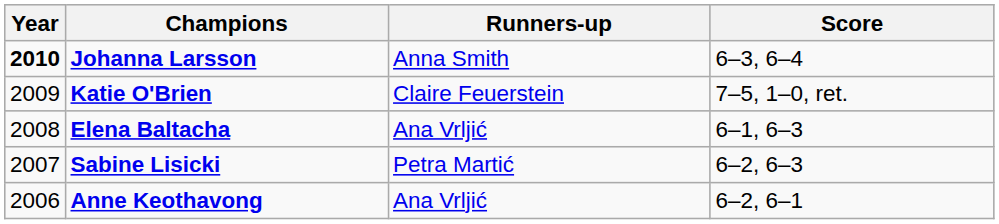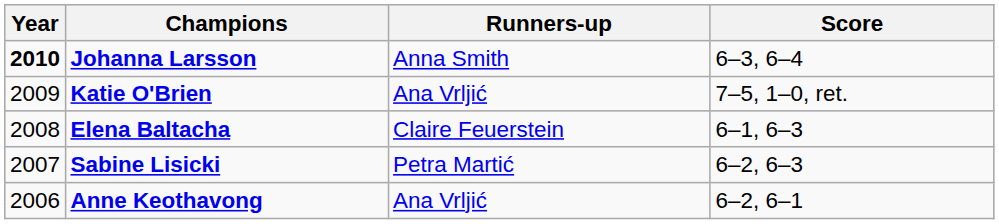(479, 94) Claire Feuerstein -> (440, 94) Ana Vrljić
(440, 129) Ana Vrljić -> (479, 129) Claire Feuerstein
